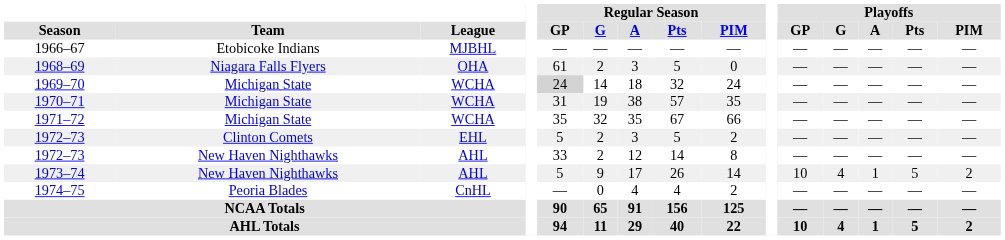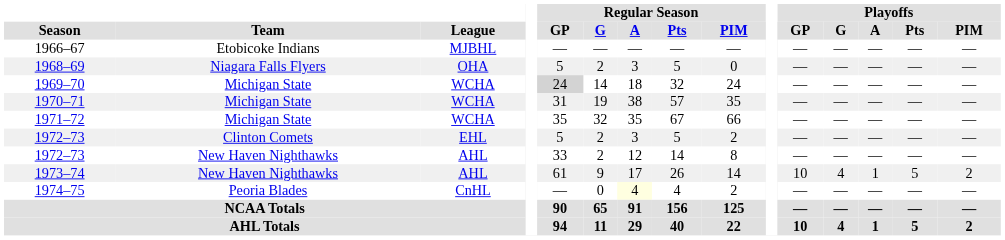(560, 66) 61 -> (560, 66) 5
(560, 173) 5 -> (560, 173) 61
(635, 190) no background -> (635, 190) lightyellow background
